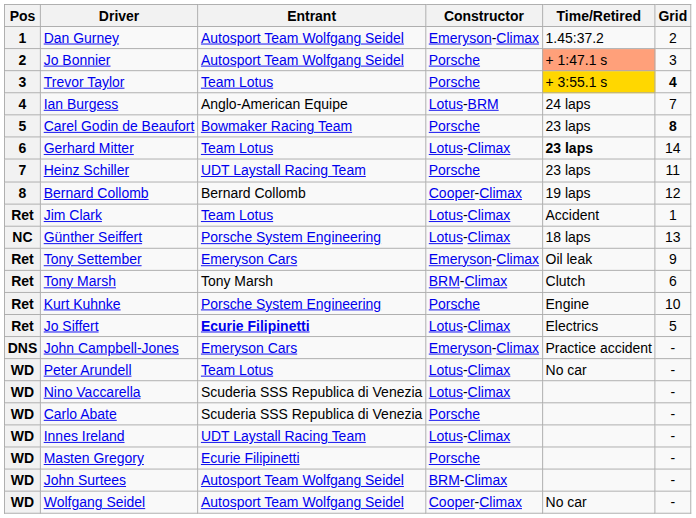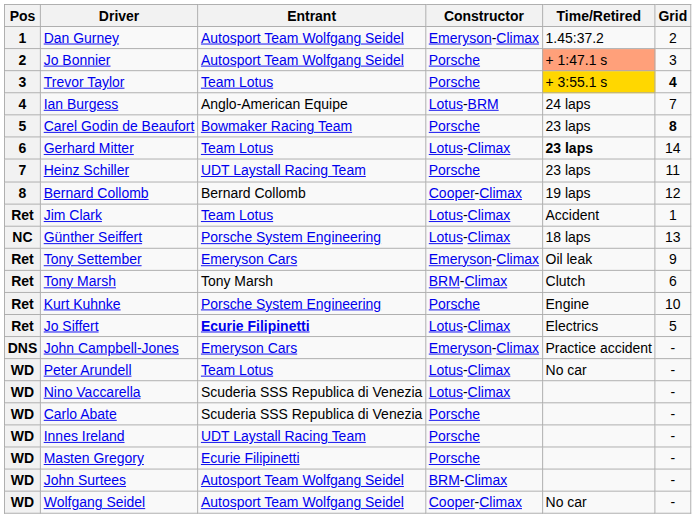(470, 436) Lotus-Climax -> (454, 436) Porsche
